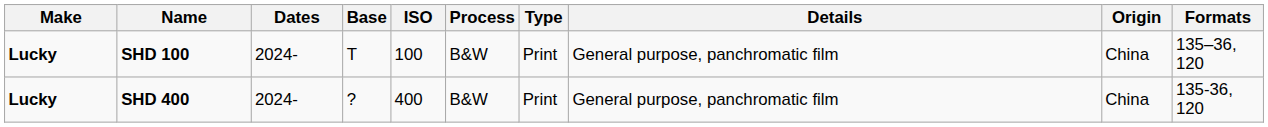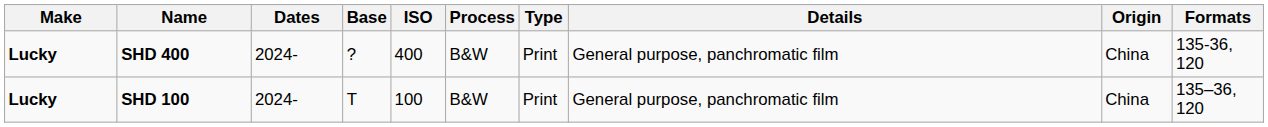rows swapped: (155, 53) <-> (155, 99)
